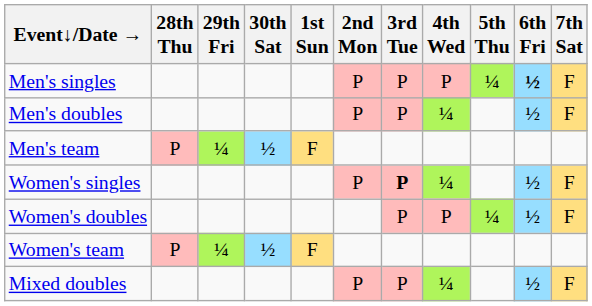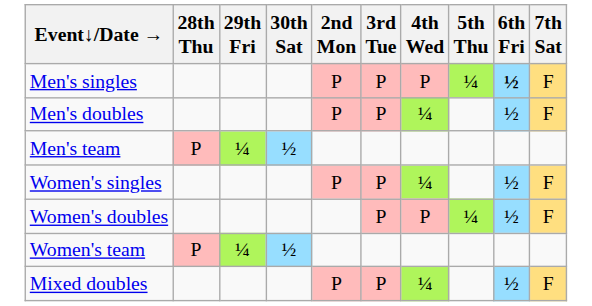- column: (312, 34)
(402, 182) bold -> (381, 182) normal
